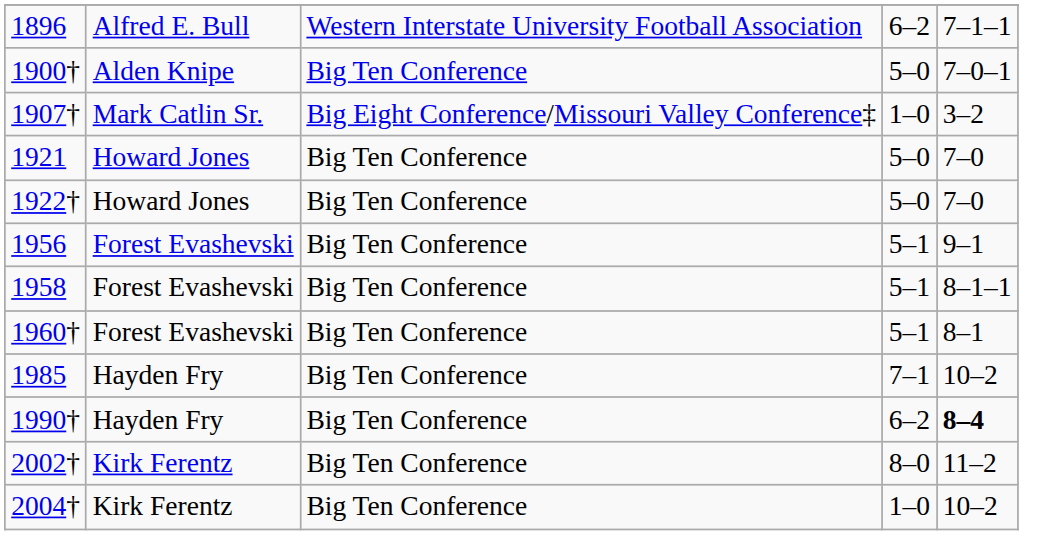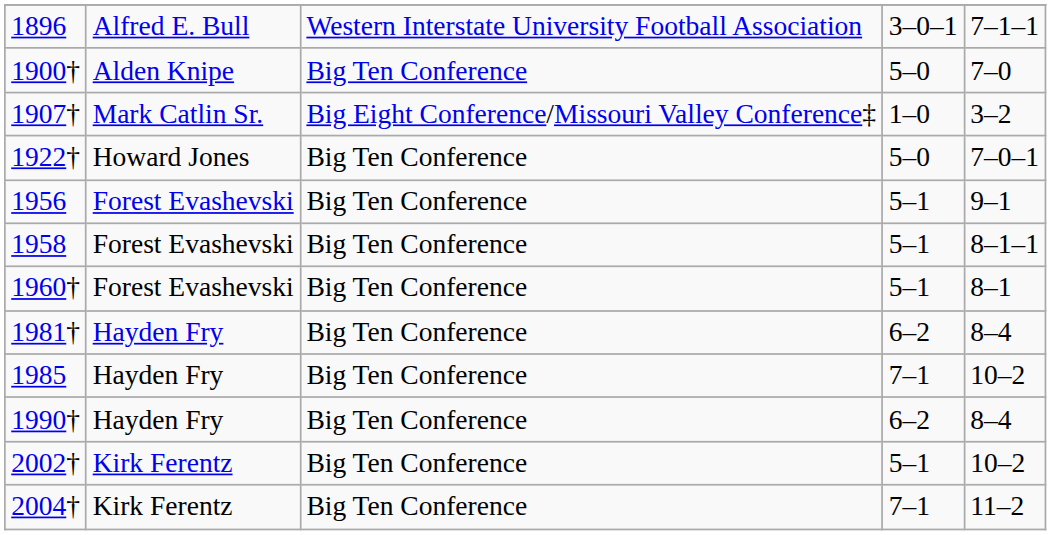(909, 26) 6–2 -> (923, 26) 3–0–1
(977, 69) 7–0–1 -> (991, 69) 7–0
- row: (39, 157)
(963, 200) 7–0 -> (1005, 157) 7–0–1
+ row: (46, 331)
(963, 419) bold -> (991, 419) normal
(909, 462) 8–0 -> (909, 462) 5–1
(970, 462) 11–2 -> (998, 462) 10–2
(909, 506) 1–0 -> (909, 506) 7–1
(970, 506) 10–2 -> (997, 506) 11–2
